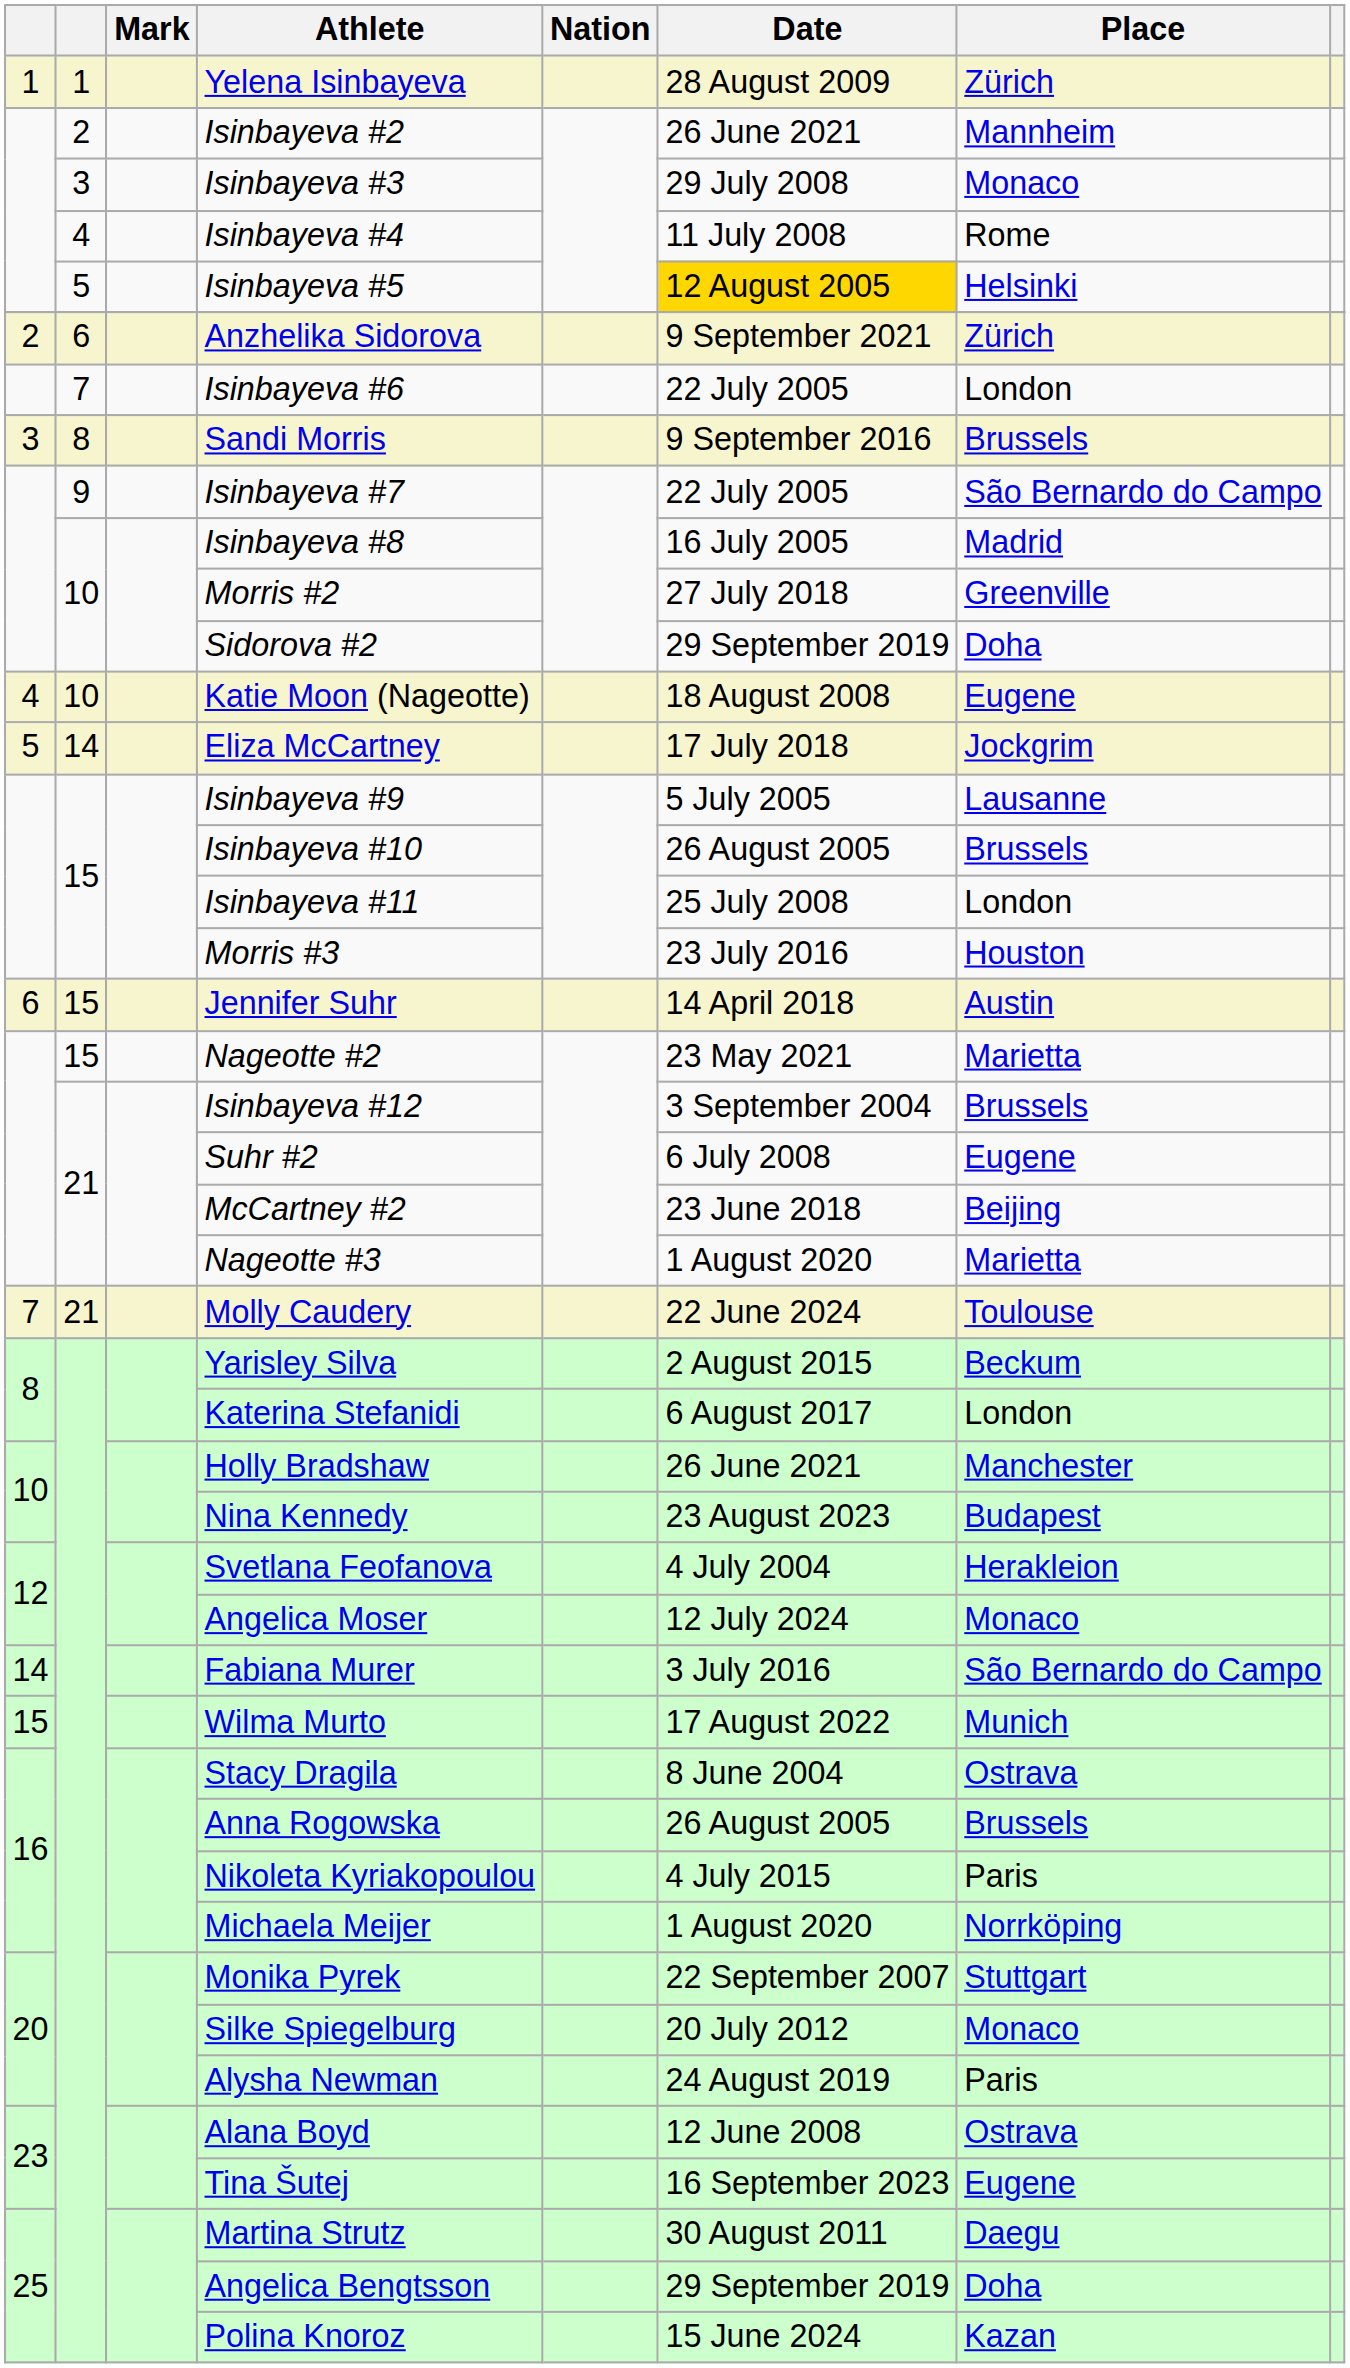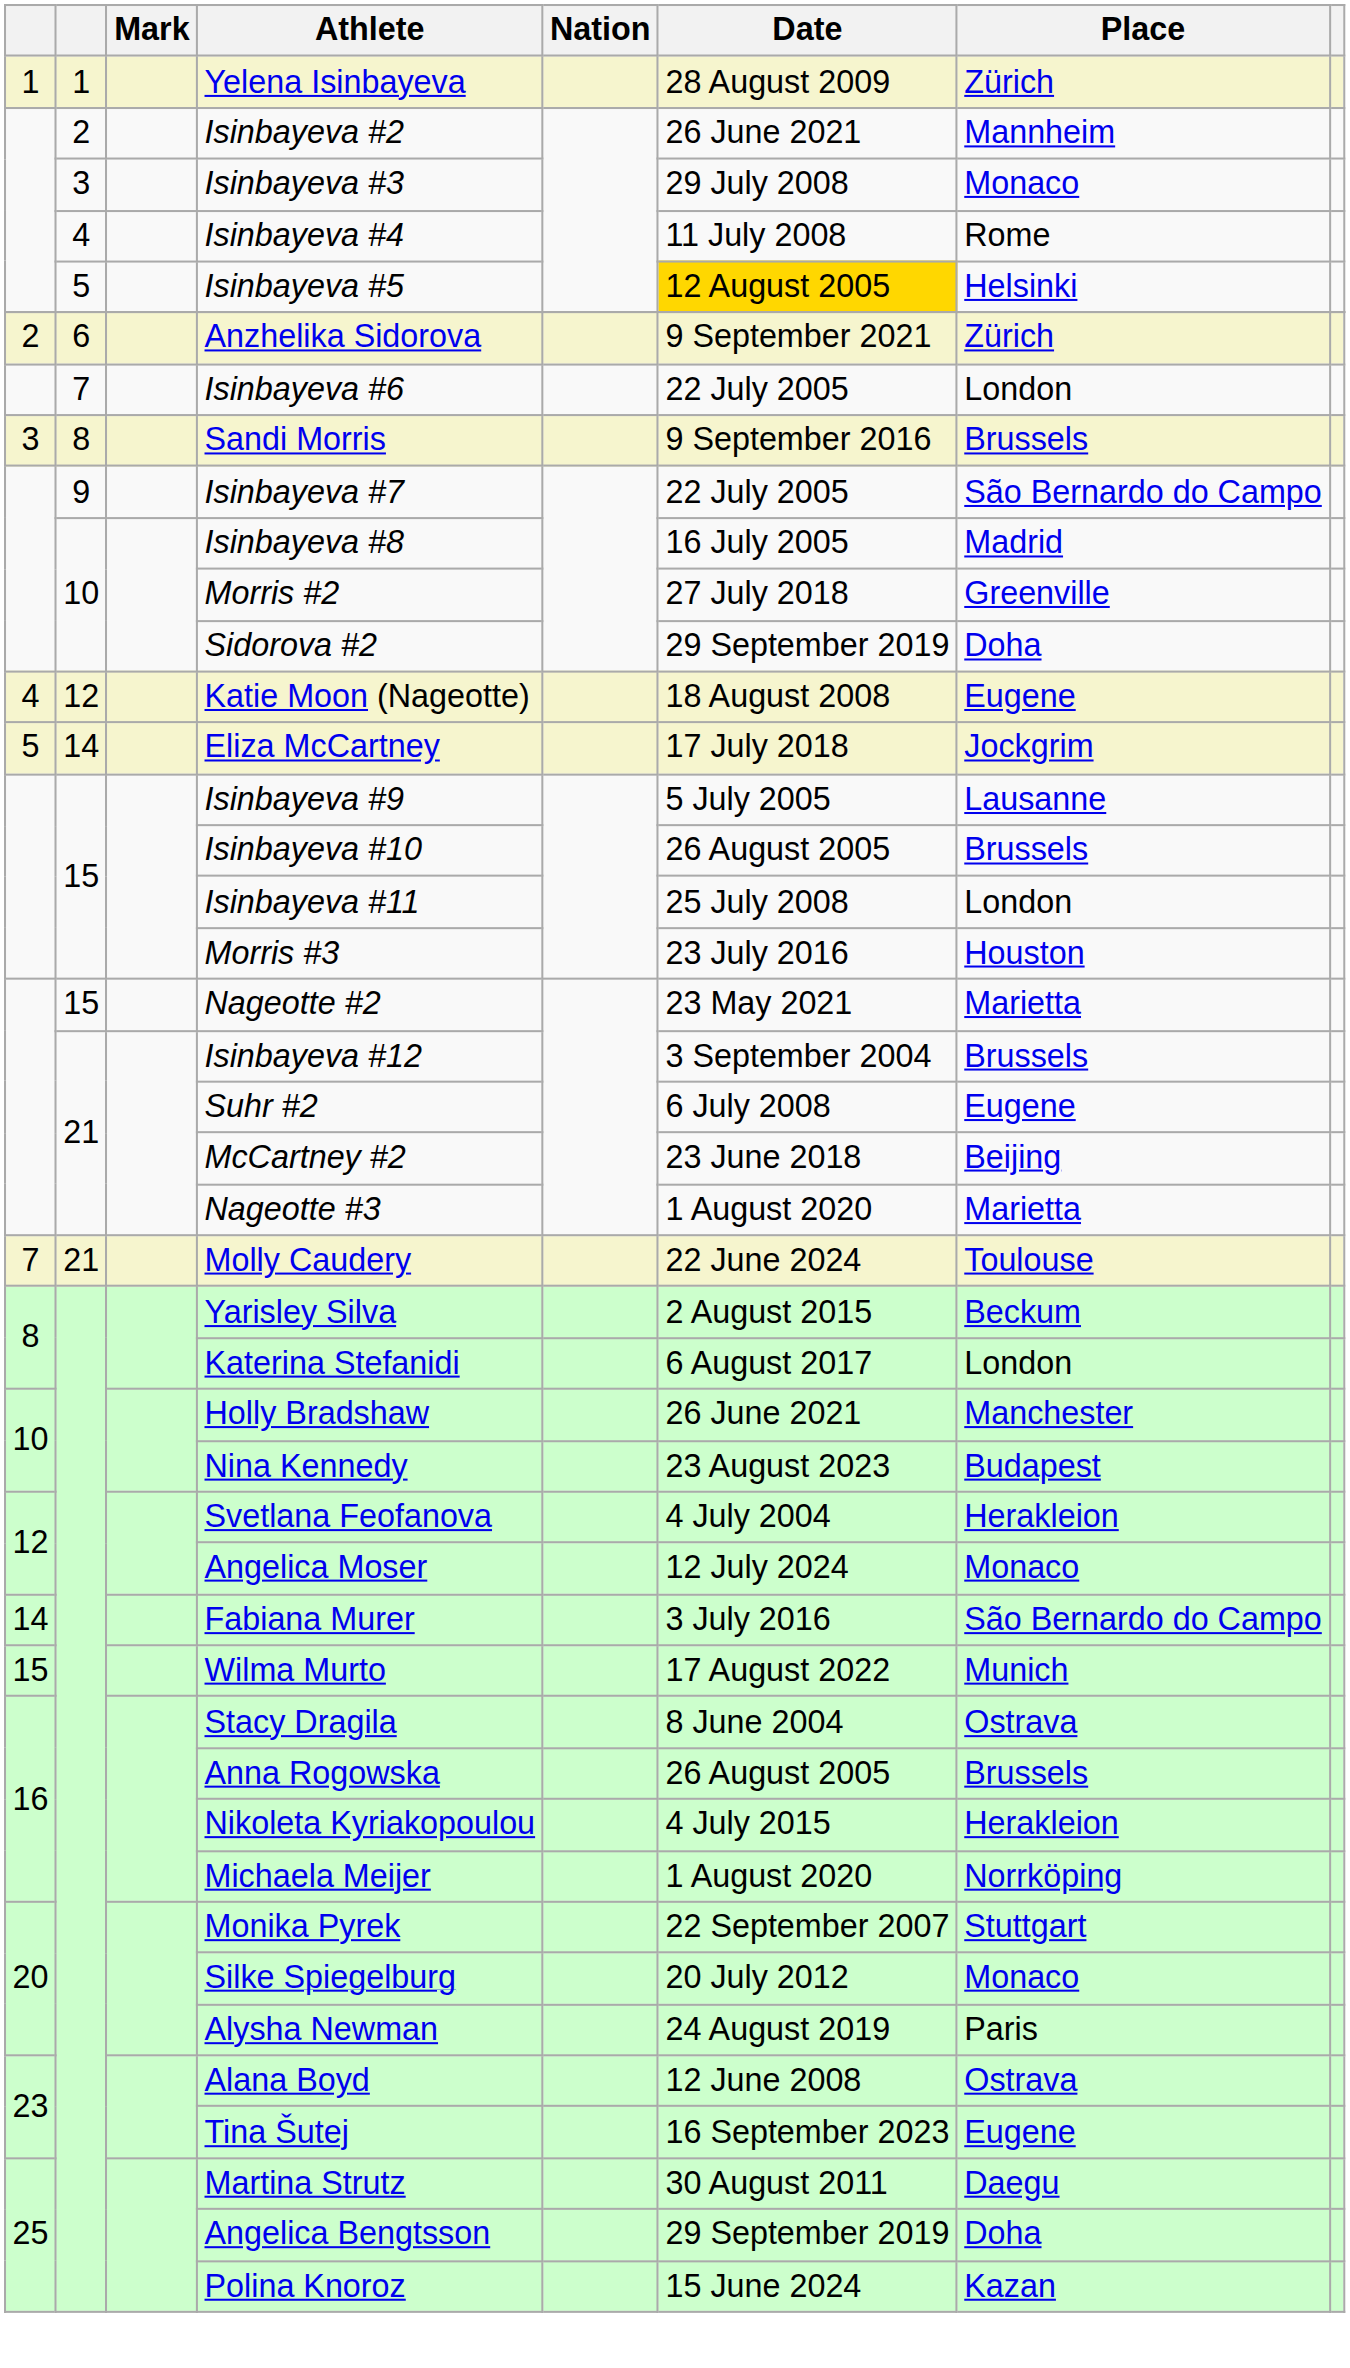(81, 696) 10 -> (81, 696) 12
- row: (301, 1004)
(1001, 1875) Paris -> (1042, 1824) Herakleion
